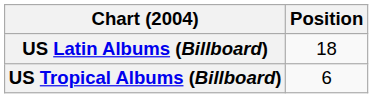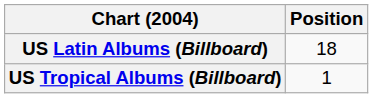(327, 78) 6 -> (327, 78) 1
